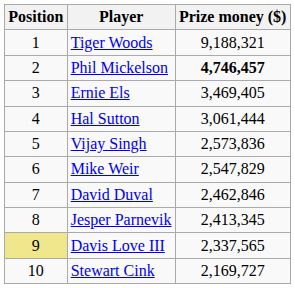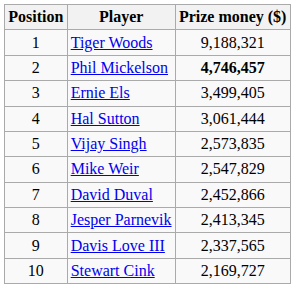(233, 93) 3,469,405 -> (233, 93) 3,499,405
(233, 144) 2,573,836 -> (233, 144) 2,573,835
(233, 194) 2,462,846 -> (233, 194) 2,452,866
(36, 245) khaki background -> (36, 245) no background
